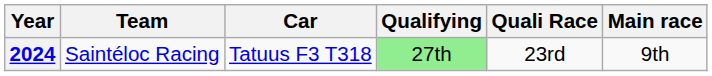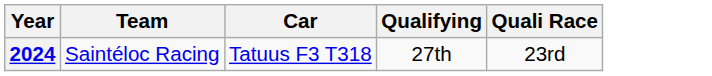- column: (655, 21)
(432, 54) lightgreen background -> (432, 54) no background
